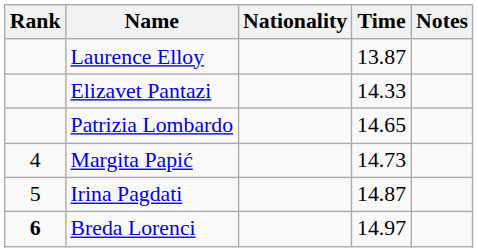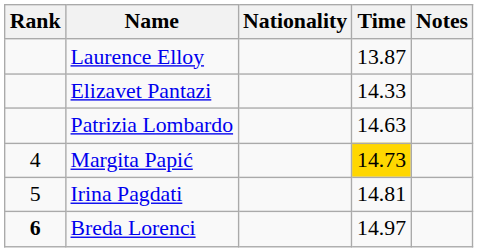(382, 125) 14.65 -> (382, 125) 14.63
(382, 159) no background -> (382, 159) gold background
(382, 194) 14.87 -> (382, 194) 14.81
